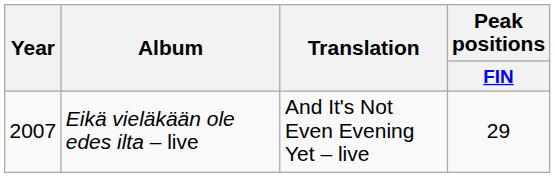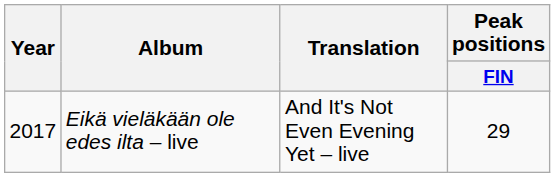(33, 131) 2007 -> (33, 131) 2017
